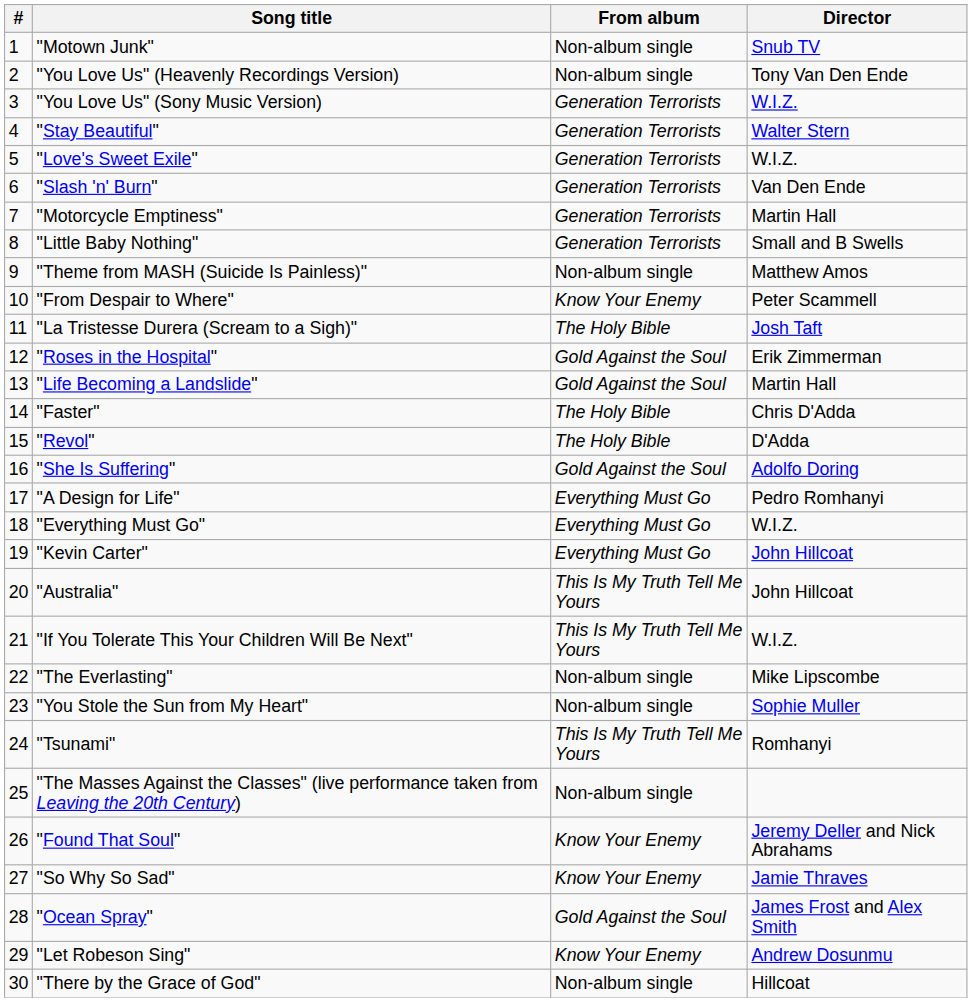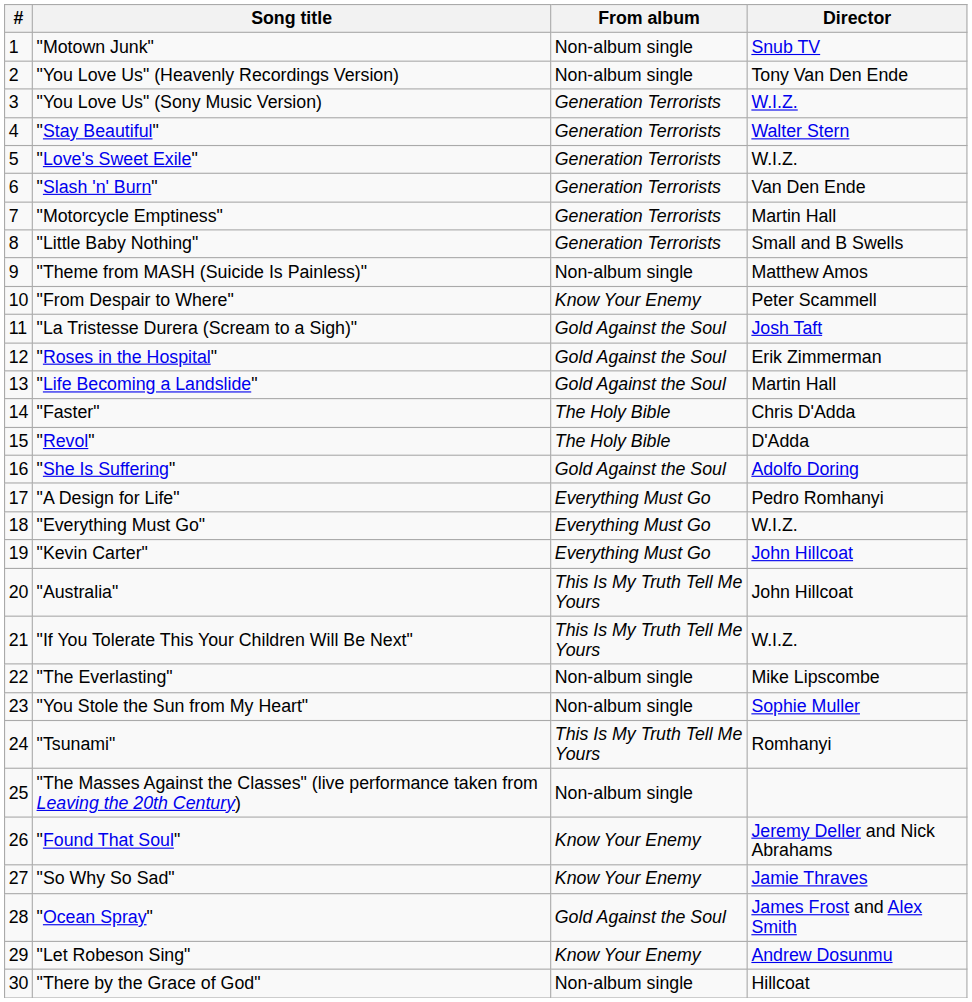(613, 328) The Holy Bible -> (640, 328) Gold Against the Soul
